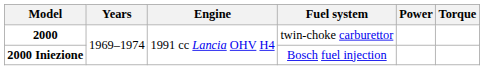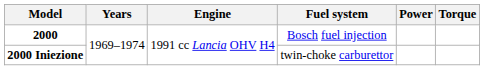(337, 34) twin-choke carburettor -> (337, 34) Bosch fuel injection
(337, 54) Bosch fuel injection -> (337, 54) twin-choke carburettor
